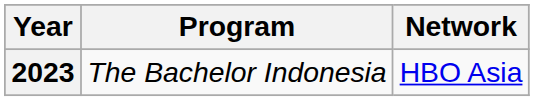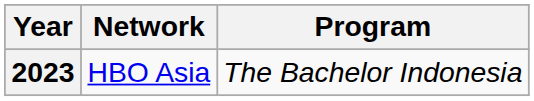columns swapped: (237, 26) <-> (461, 26)
